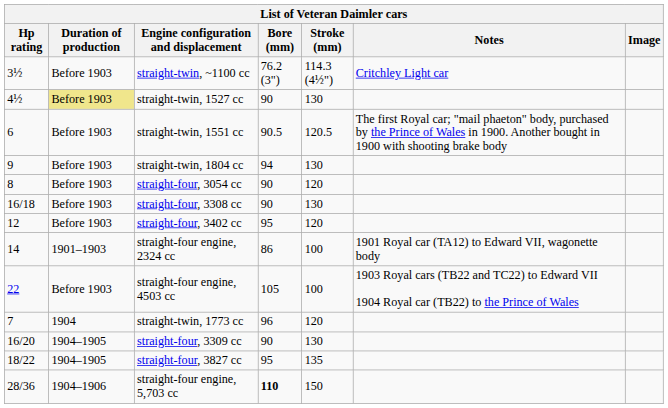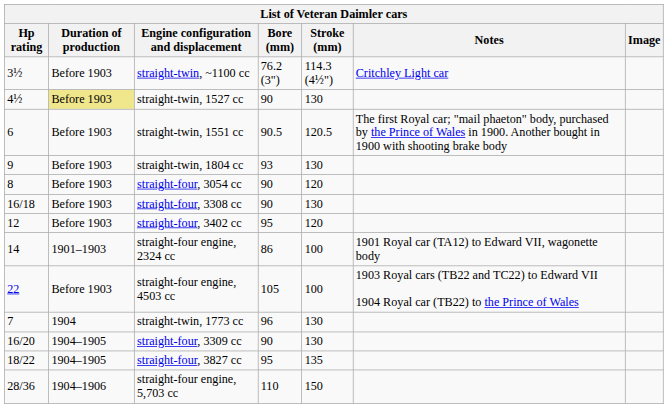(267, 165) 94 -> (267, 165) 93
(314, 322) 120 -> (314, 322) 130
(270, 386) bold -> (270, 386) normal
